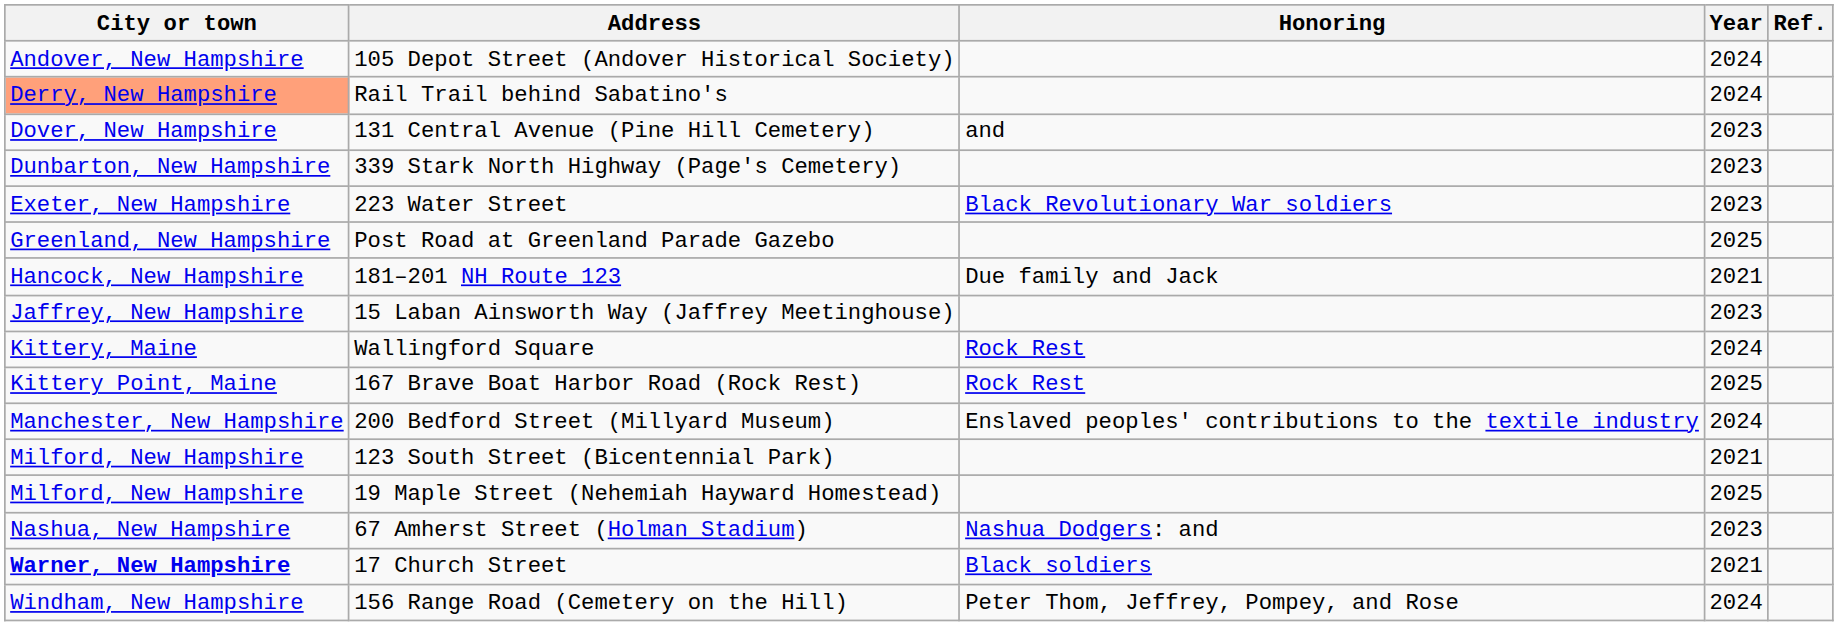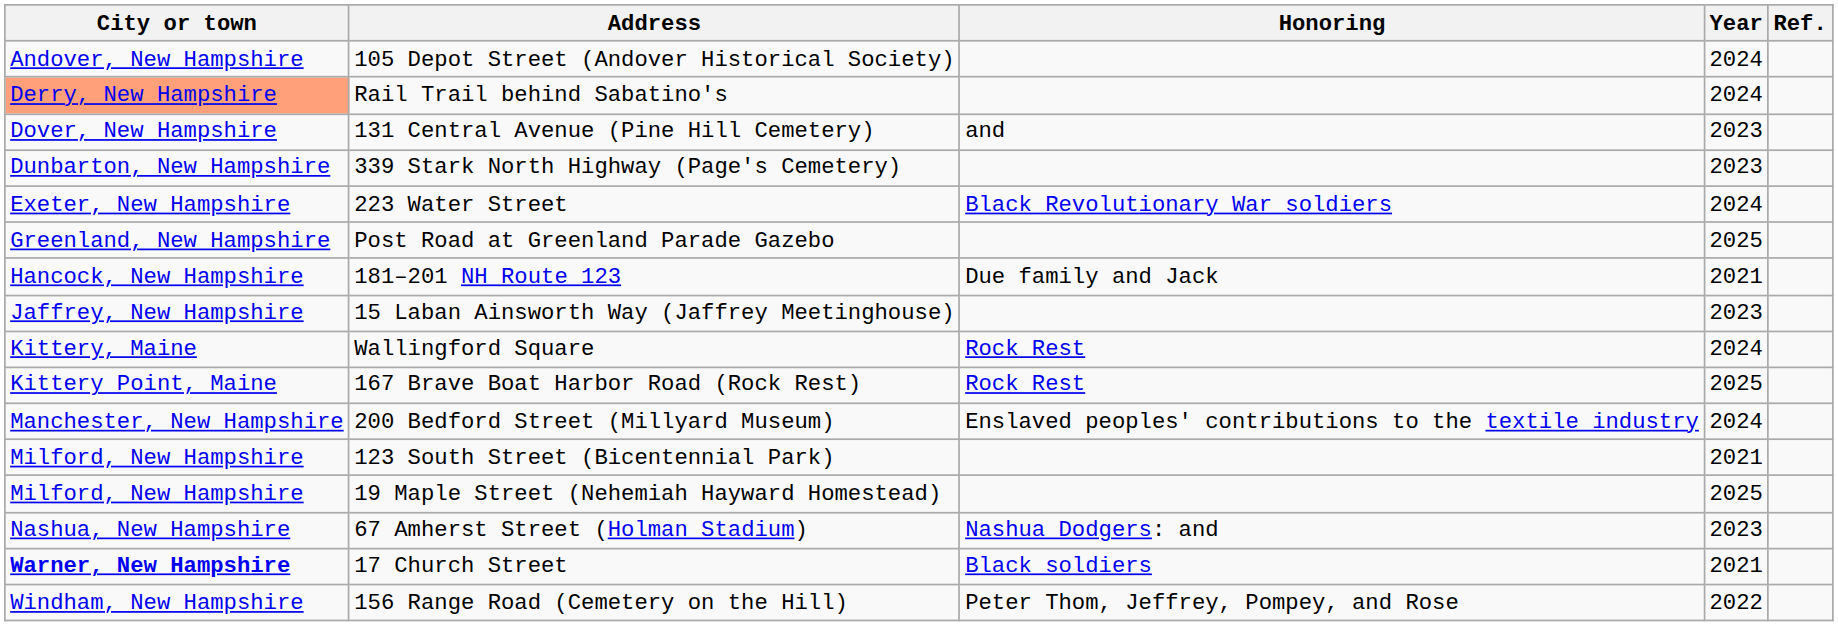(1736, 204) 2023 -> (1736, 204) 2024
(1736, 603) 2024 -> (1736, 603) 2022
